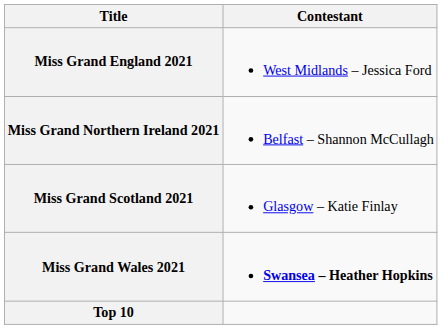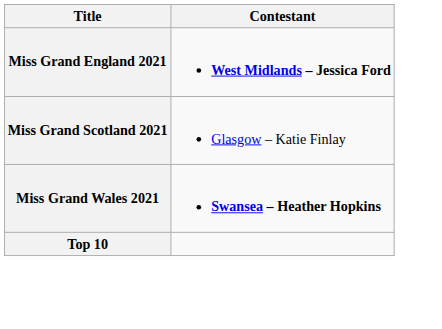(330, 70) normal -> (282, 70) bold
- row: (114, 130)
